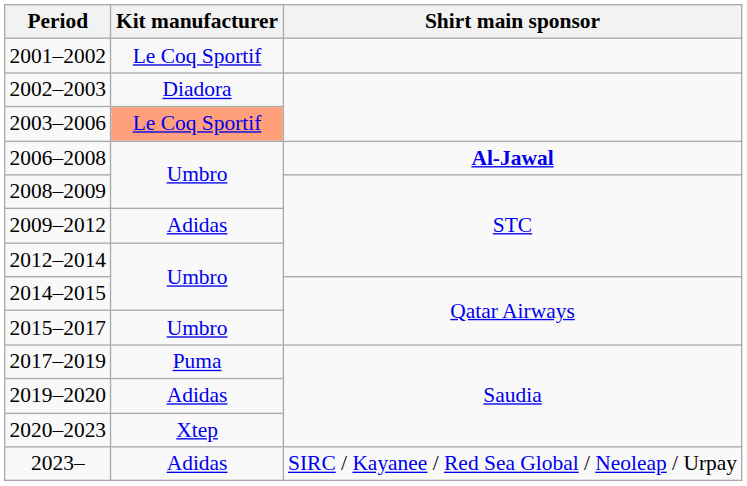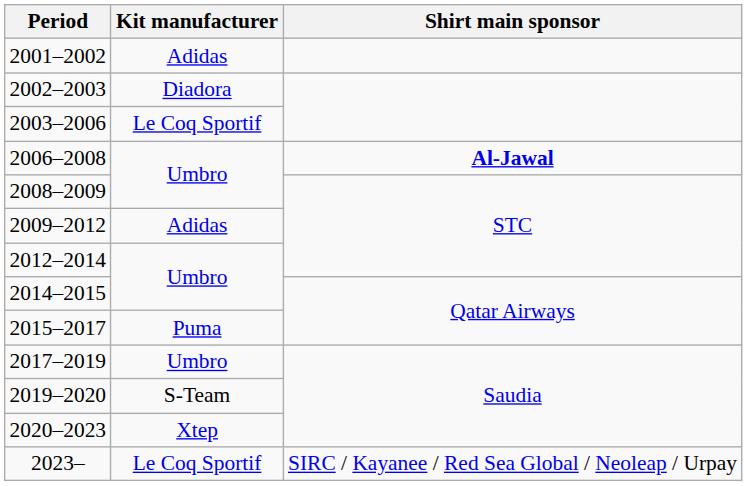(197, 55) Le Coq Sportif -> (197, 55) Adidas
(197, 123) lightsalmon background -> (197, 123) no background
(197, 327) Umbro -> (197, 327) Puma
(197, 361) Puma -> (197, 361) Umbro
(197, 395) Adidas -> (197, 395) S-Team
(197, 463) Adidas -> (197, 463) Le Coq Sportif
